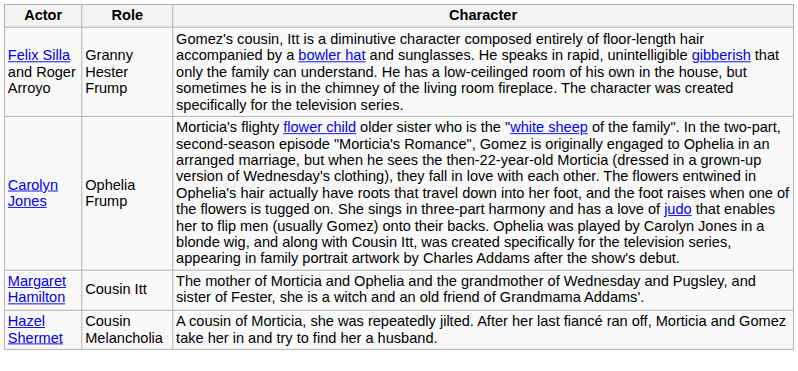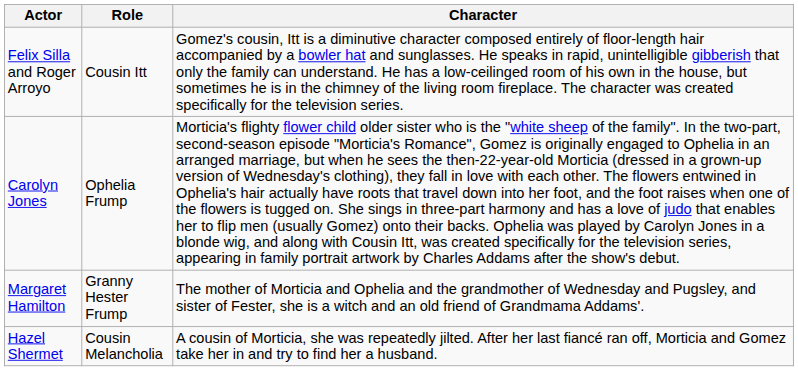(109, 71) Granny Hester Frump -> (116, 71) Cousin Itt
(116, 290) Cousin Itt -> (109, 298) Granny Hester Frump
